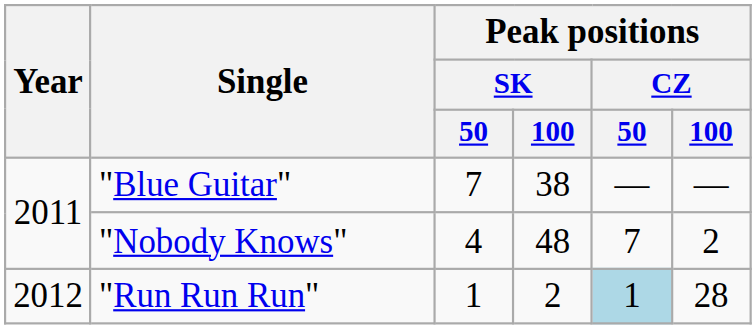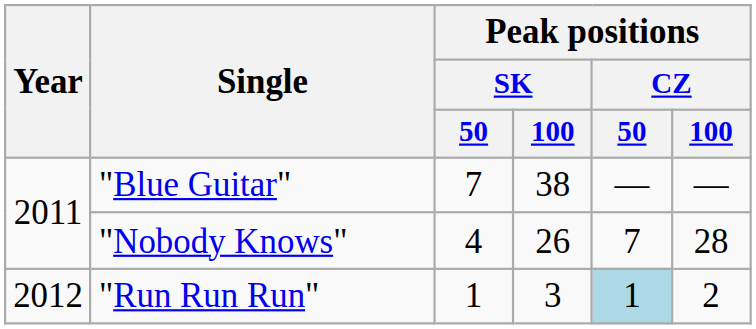(553, 240) 48 -> (553, 240) 26
(711, 240) 2 -> (711, 240) 28
(553, 295) 2 -> (553, 295) 3
(711, 295) 28 -> (711, 295) 2
